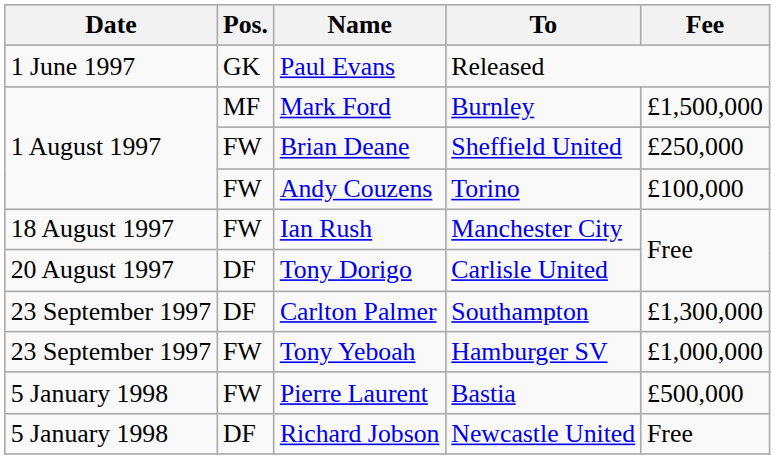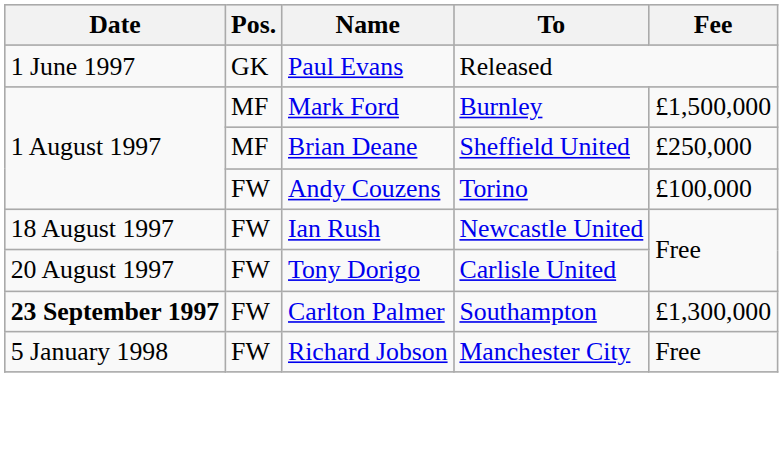(242, 147) FW -> (250, 147) MF
(537, 229) Manchester City -> (551, 229) Newcastle United
(239, 270) DF -> (250, 270) FW
(111, 310) normal -> (115, 310) bold
(239, 310) DF -> (250, 310) FW
- row: (348, 351)
- row: (354, 392)
(239, 433) DF -> (250, 351) FW
(543, 433) Newcastle United -> (545, 351) Manchester City
